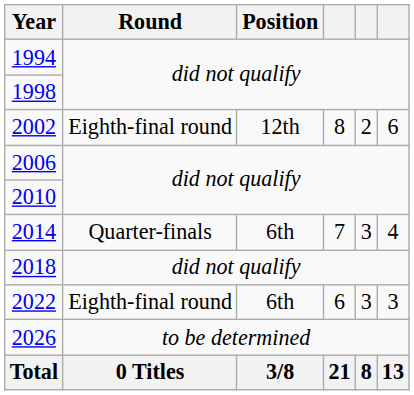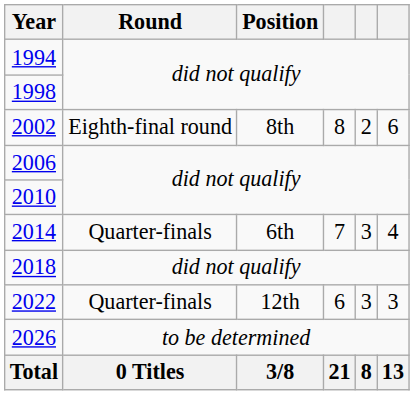(280, 127) 12th -> (280, 127) 8th
(150, 302) Eighth-final round -> (150, 302) Quarter-finals
(280, 302) 6th -> (280, 302) 12th
